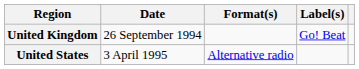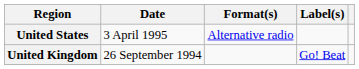rows swapped: (52, 34) <-> (52, 54)
